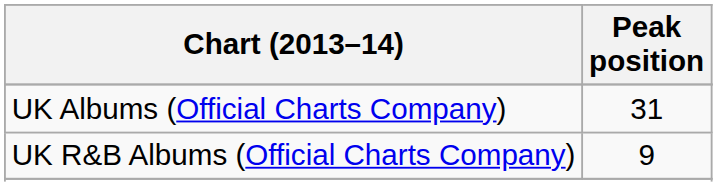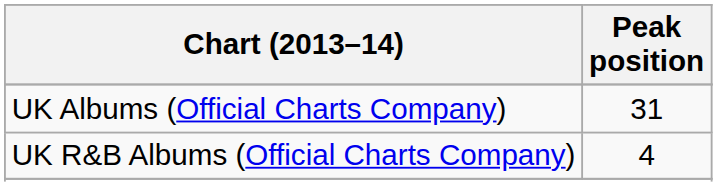(647, 155) 9 -> (647, 155) 4
